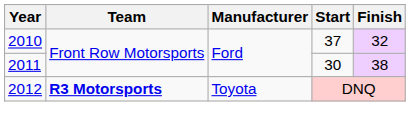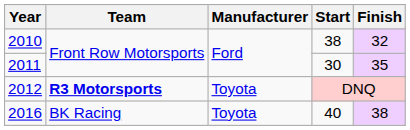(333, 41) 37 -> (333, 41) 38
(380, 65) 38 -> (380, 65) 35
+ row: (25, 113)
